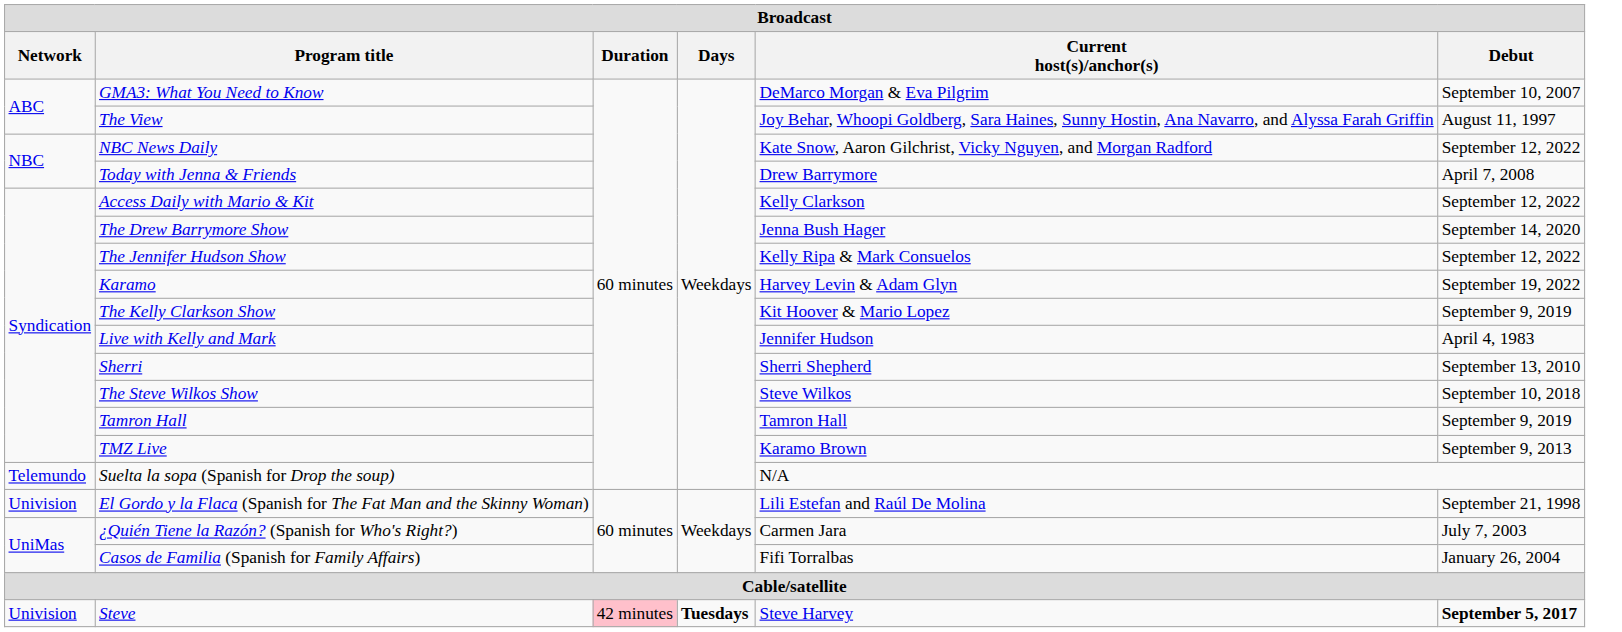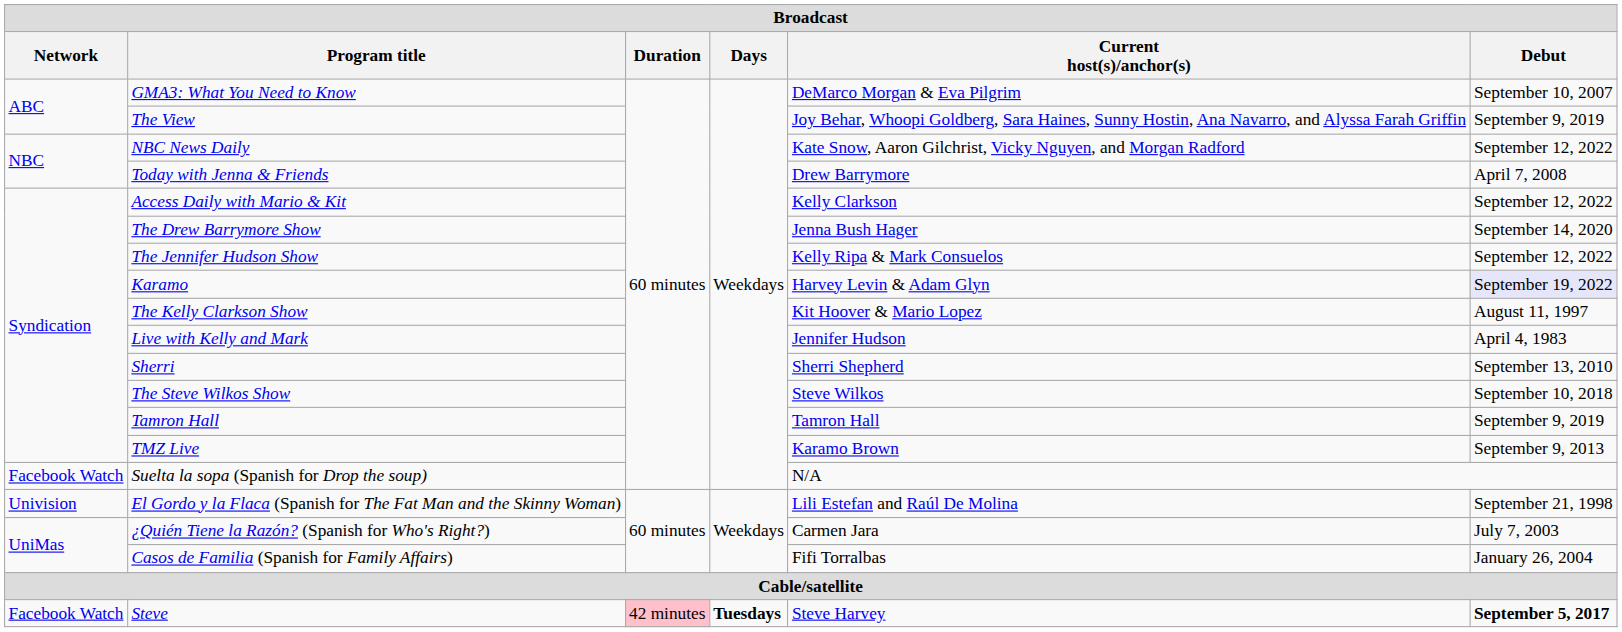(1499, 119) August 11, 1997 -> (1539, 119) September 9, 2019
(1511, 284) no background -> (1543, 284) lavender background
(1507, 311) September 9, 2019 -> (1531, 311) August 11, 1997
(47, 476) Telemundo -> (66, 476) Facebook Watch
(43, 613) Univision -> (66, 613) Facebook Watch
